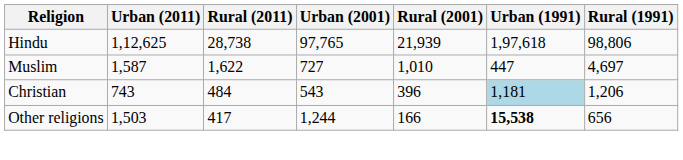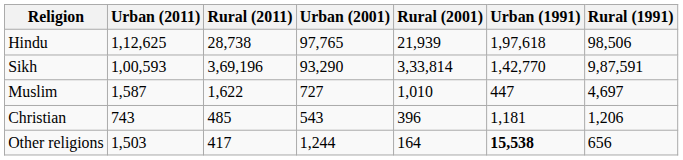(610, 42) 98,806 -> (610, 42) 98,506
+ row: (23, 67)
(219, 92) 484 -> (219, 117) 485
(508, 92) lightblue background -> (508, 117) no background
(409, 117) 166 -> (409, 142) 164
